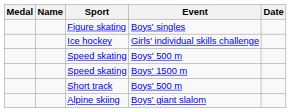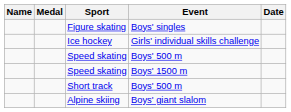columns swapped: (20, 12) <-> (50, 12)
